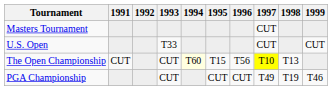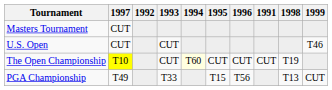columns swapped: (120, 12) <-> (266, 12)
(169, 45) T33 -> (169, 45) CUT
(315, 45) CUT -> (315, 45) T46
(218, 61) T15 -> (218, 61) CUT
(242, 61) T56 -> (242, 61) CUT
(291, 61) T13 -> (291, 61) T19
(169, 77) CUT -> (169, 77) T33
(218, 77) CUT -> (218, 77) T15
(242, 77) CUT -> (242, 77) T56
(291, 77) T19 -> (291, 77) T13
(315, 77) T46 -> (315, 77) CUT
